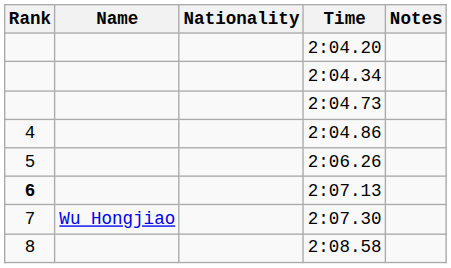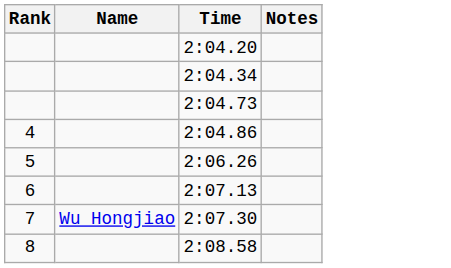- column: (242, 19)
(30, 191) bold -> (30, 191) normal
